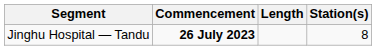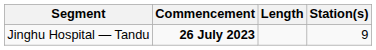(365, 34) 8 -> (365, 34) 9
